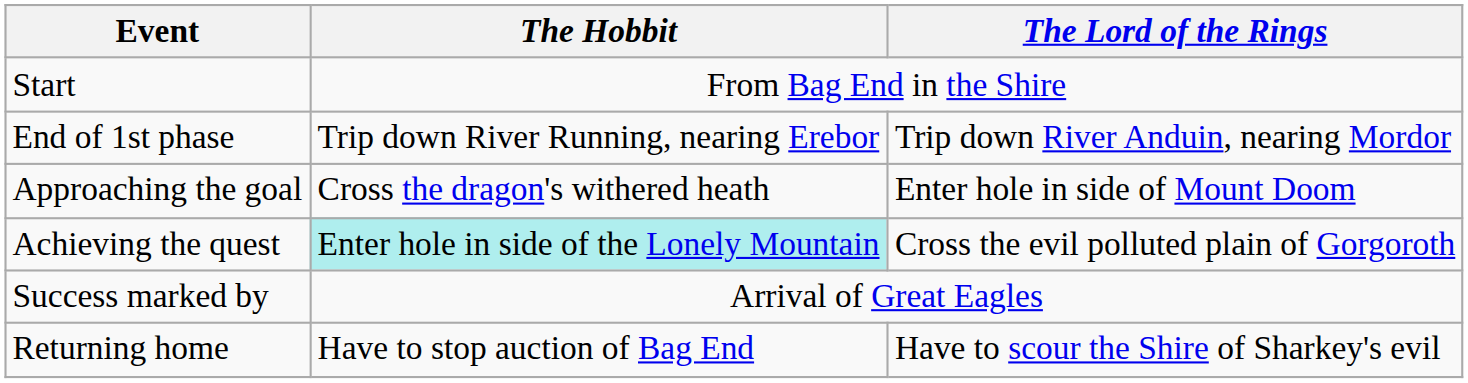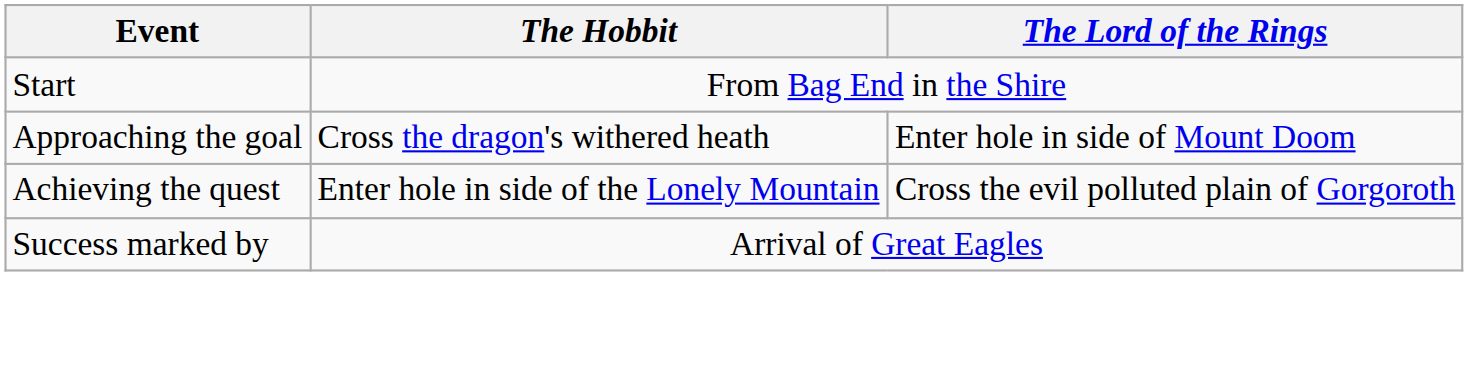- row: (123, 137)
(599, 243) paleturquoise background -> (599, 190) no background
- row: (121, 349)
